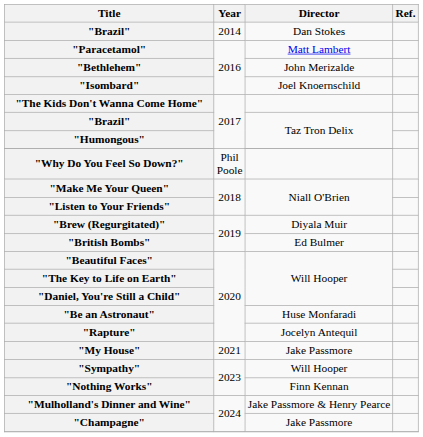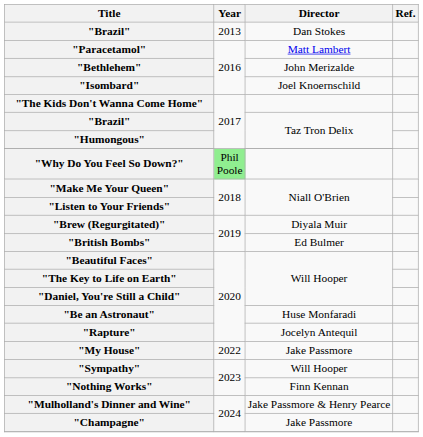(230, 31) 2014 -> (230, 31) 2013
(230, 164) no background -> (230, 164) lightgreen background
(230, 350) 2021 -> (230, 350) 2022
